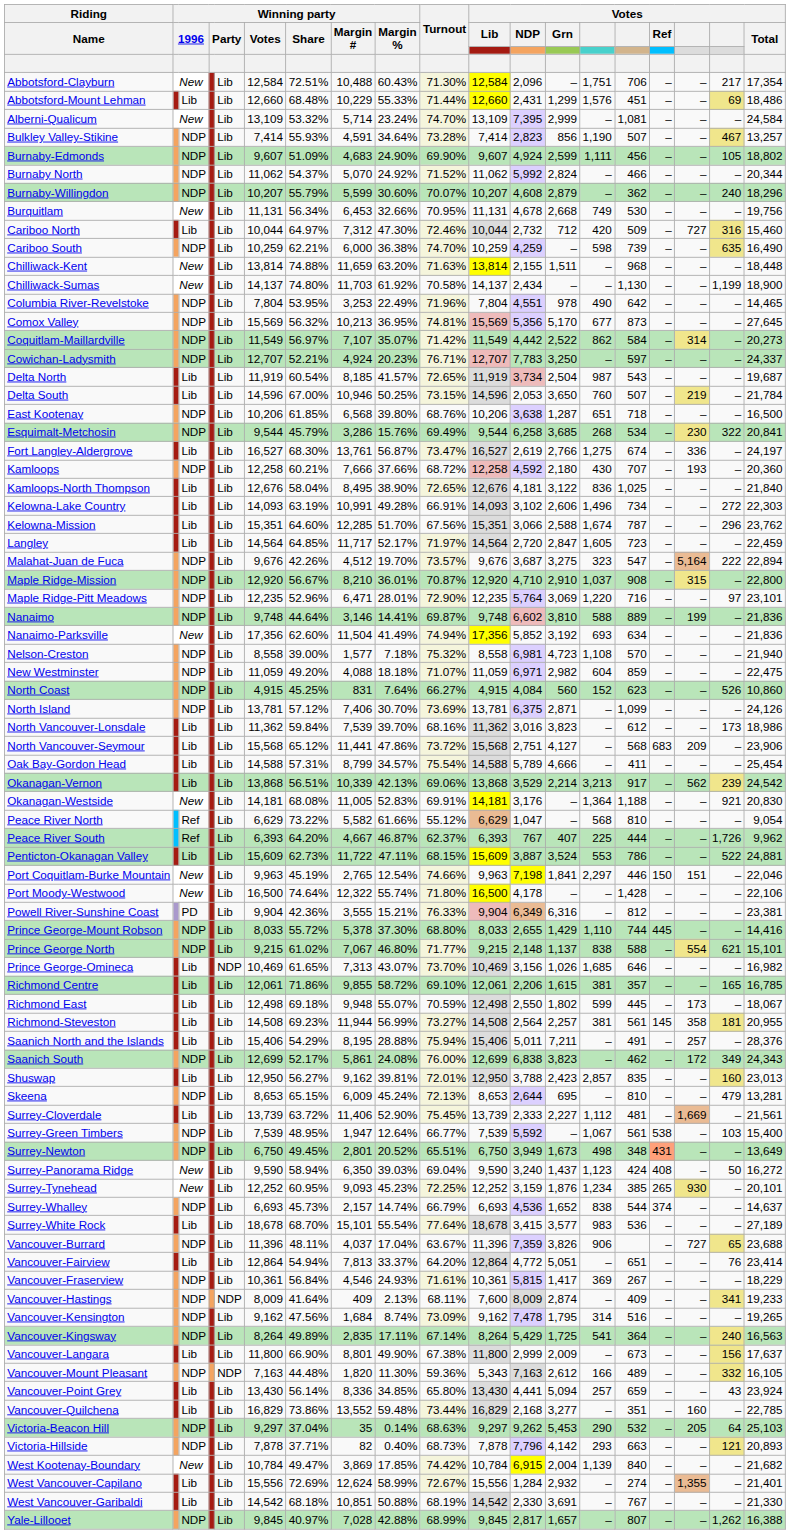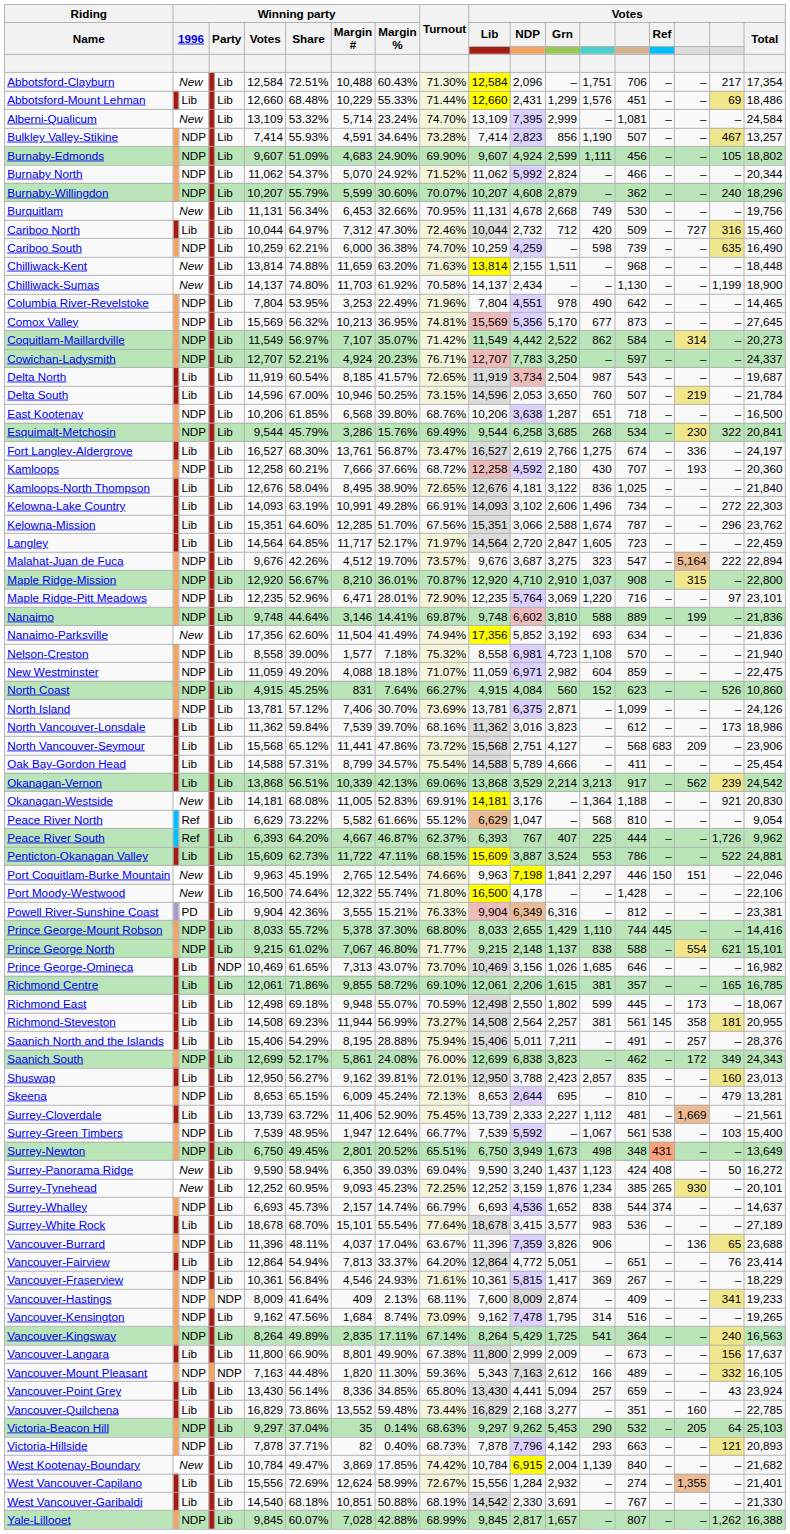(697, 1243) 727 -> (697, 1243) 136
(265, 1501) 14,542 -> (265, 1501) 14,540
(308, 1519) 40.97% -> (308, 1519) 60.07%
